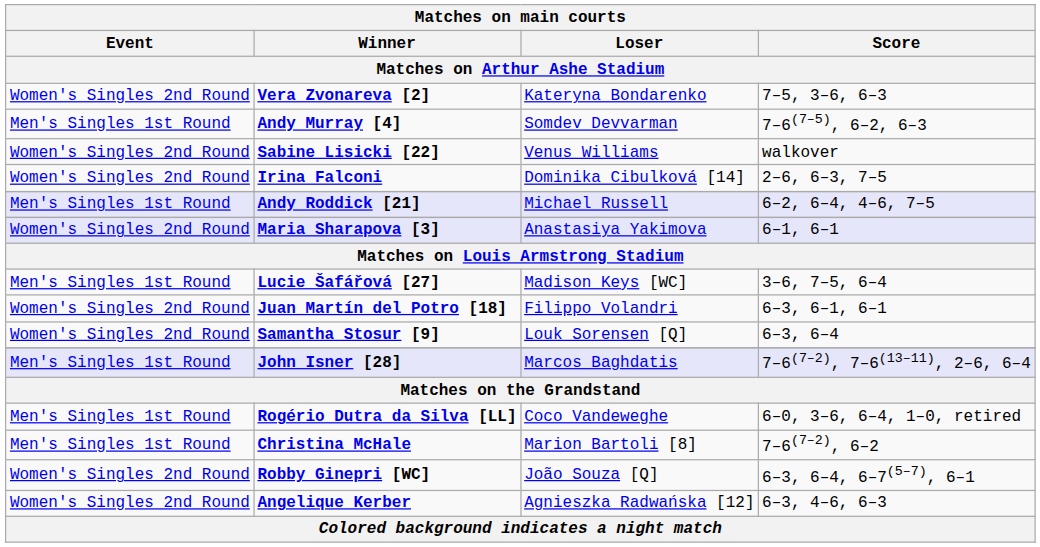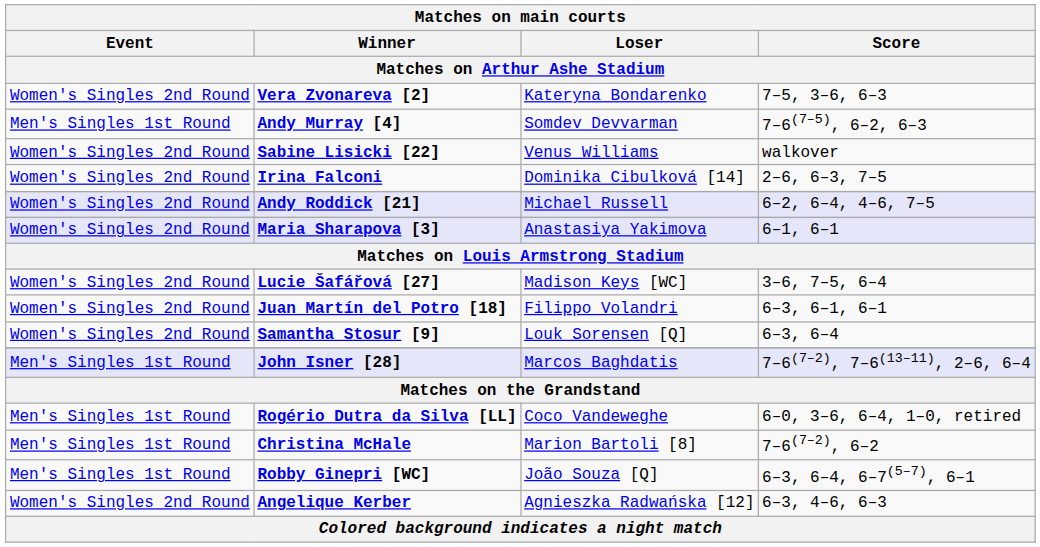(120, 204) Men's Singles 1st Round -> (130, 204) Women's Singles 2nd Round
(120, 282) Men's Singles 1st Round -> (130, 282) Women's Singles 2nd Round
(130, 475) Women's Singles 2nd Round -> (120, 475) Men's Singles 1st Round
